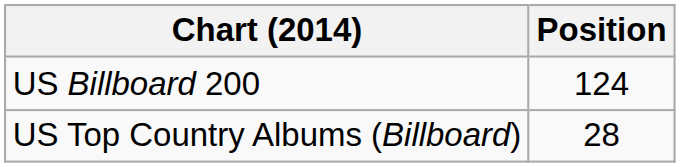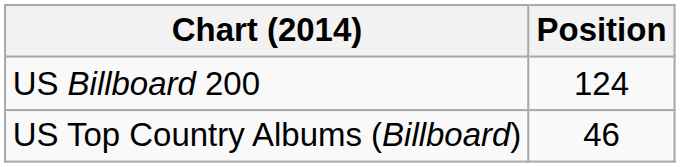(602, 135) 28 -> (602, 135) 46
